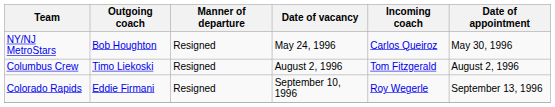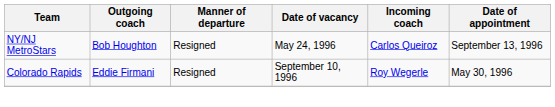(482, 45) May 30, 1996 -> (497, 45) September 13, 1996
- row: (42, 67)
(497, 88) September 13, 1996 -> (482, 72) May 30, 1996
